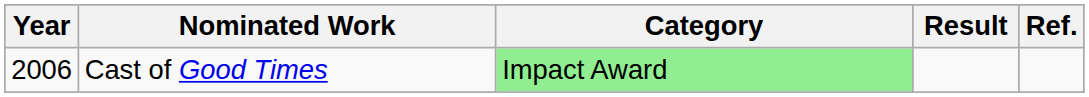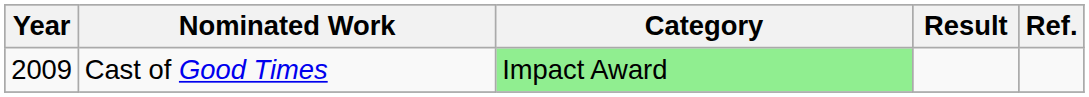(42, 69) 2006 -> (42, 69) 2009
